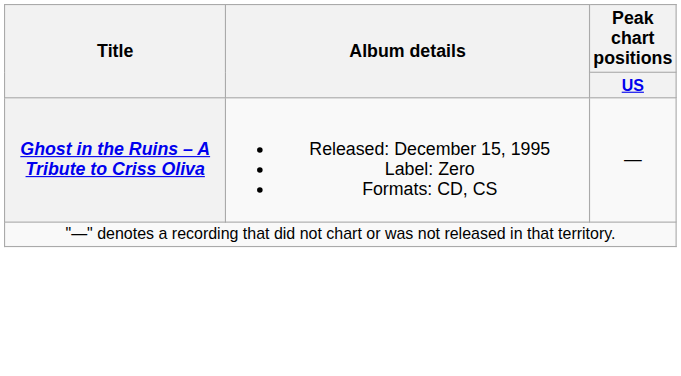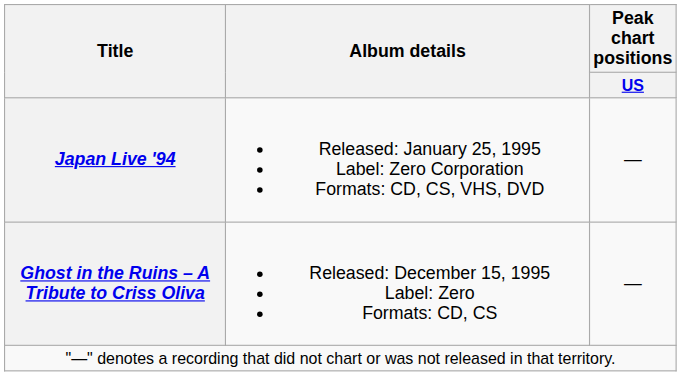+ row: (115, 159)
